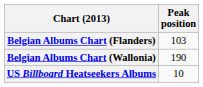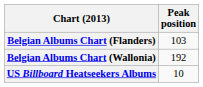(179, 57) 190 -> (179, 57) 192
